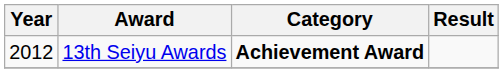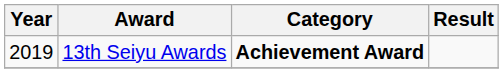(31, 51) 2012 -> (31, 51) 2019
